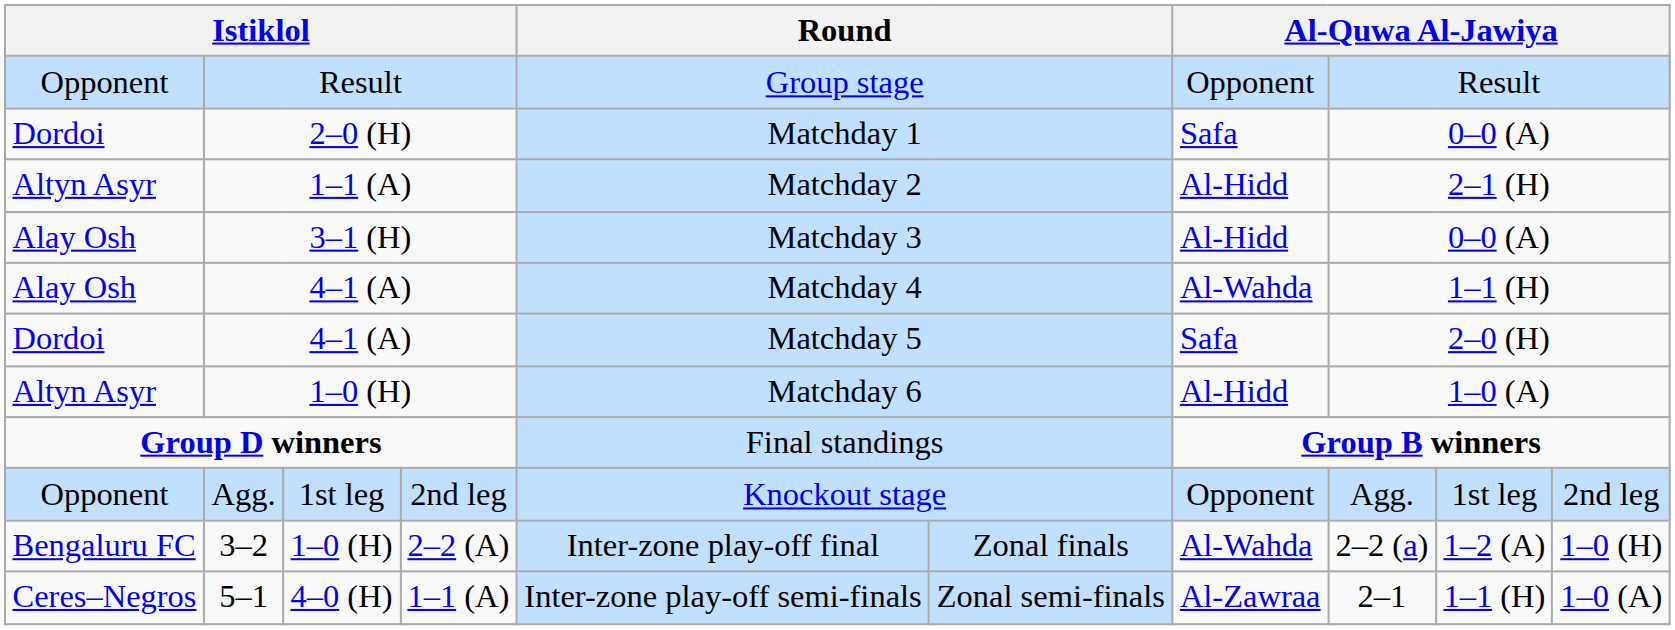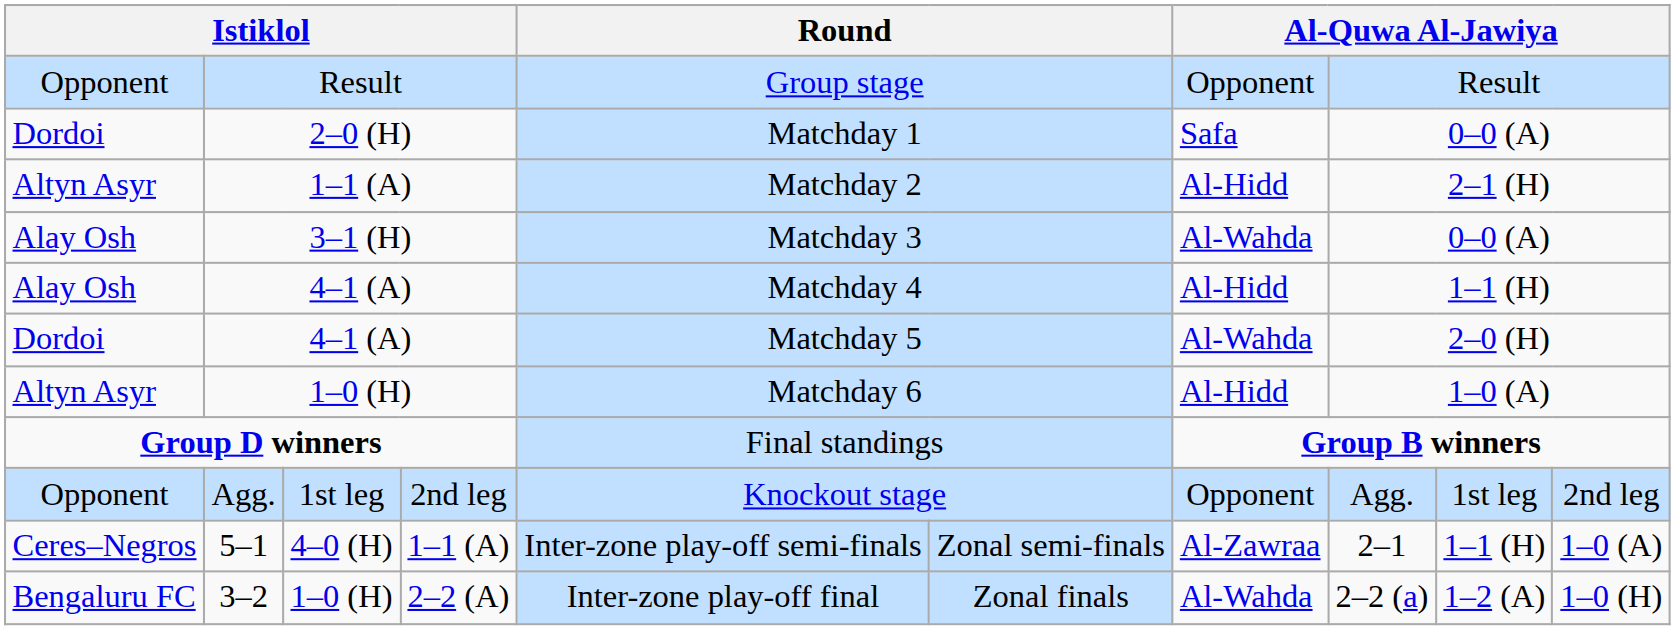(1234, 236) Al-Hidd -> (1246, 236) Al-Wahda
(1246, 287) Al-Wahda -> (1234, 287) Al-Hidd
(1209, 339) Safa -> (1246, 339) Al-Wahda
rows swapped: (105, 596) <-> (104, 545)
